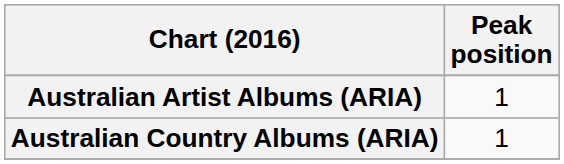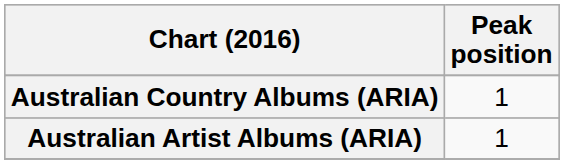rows swapped: (225, 138) <-> (225, 96)
